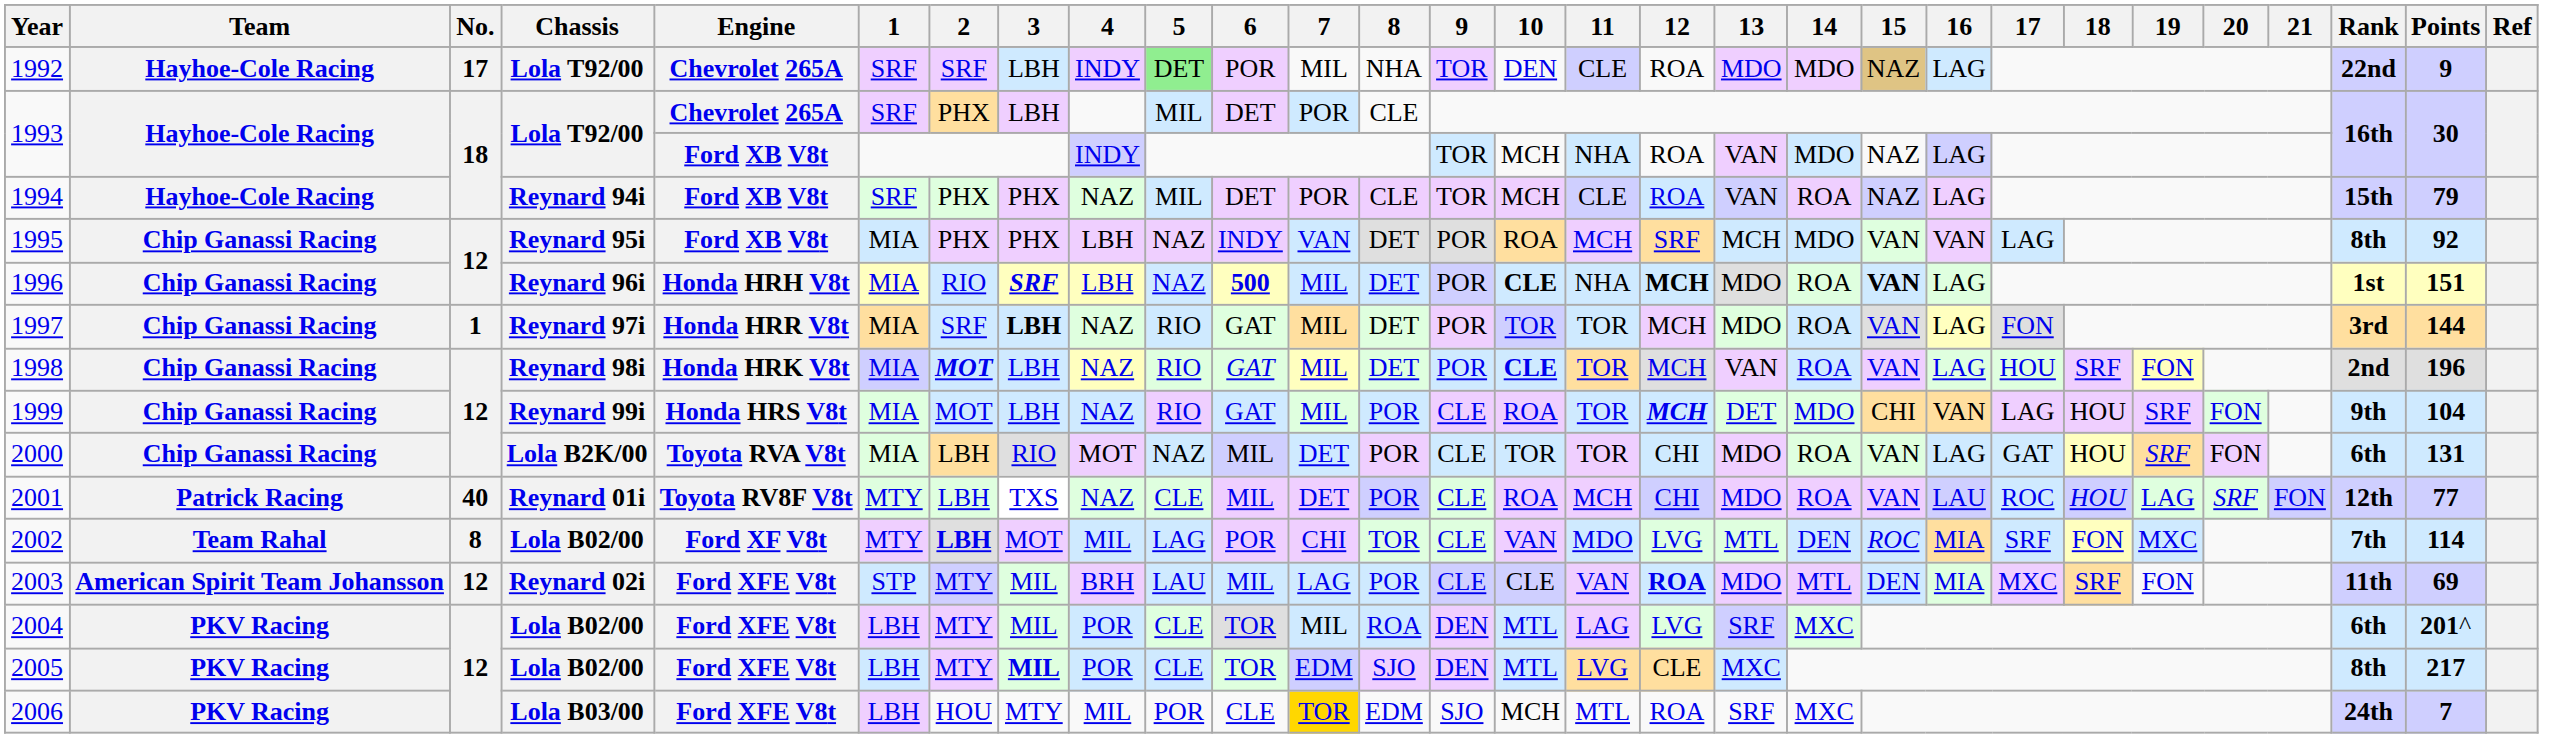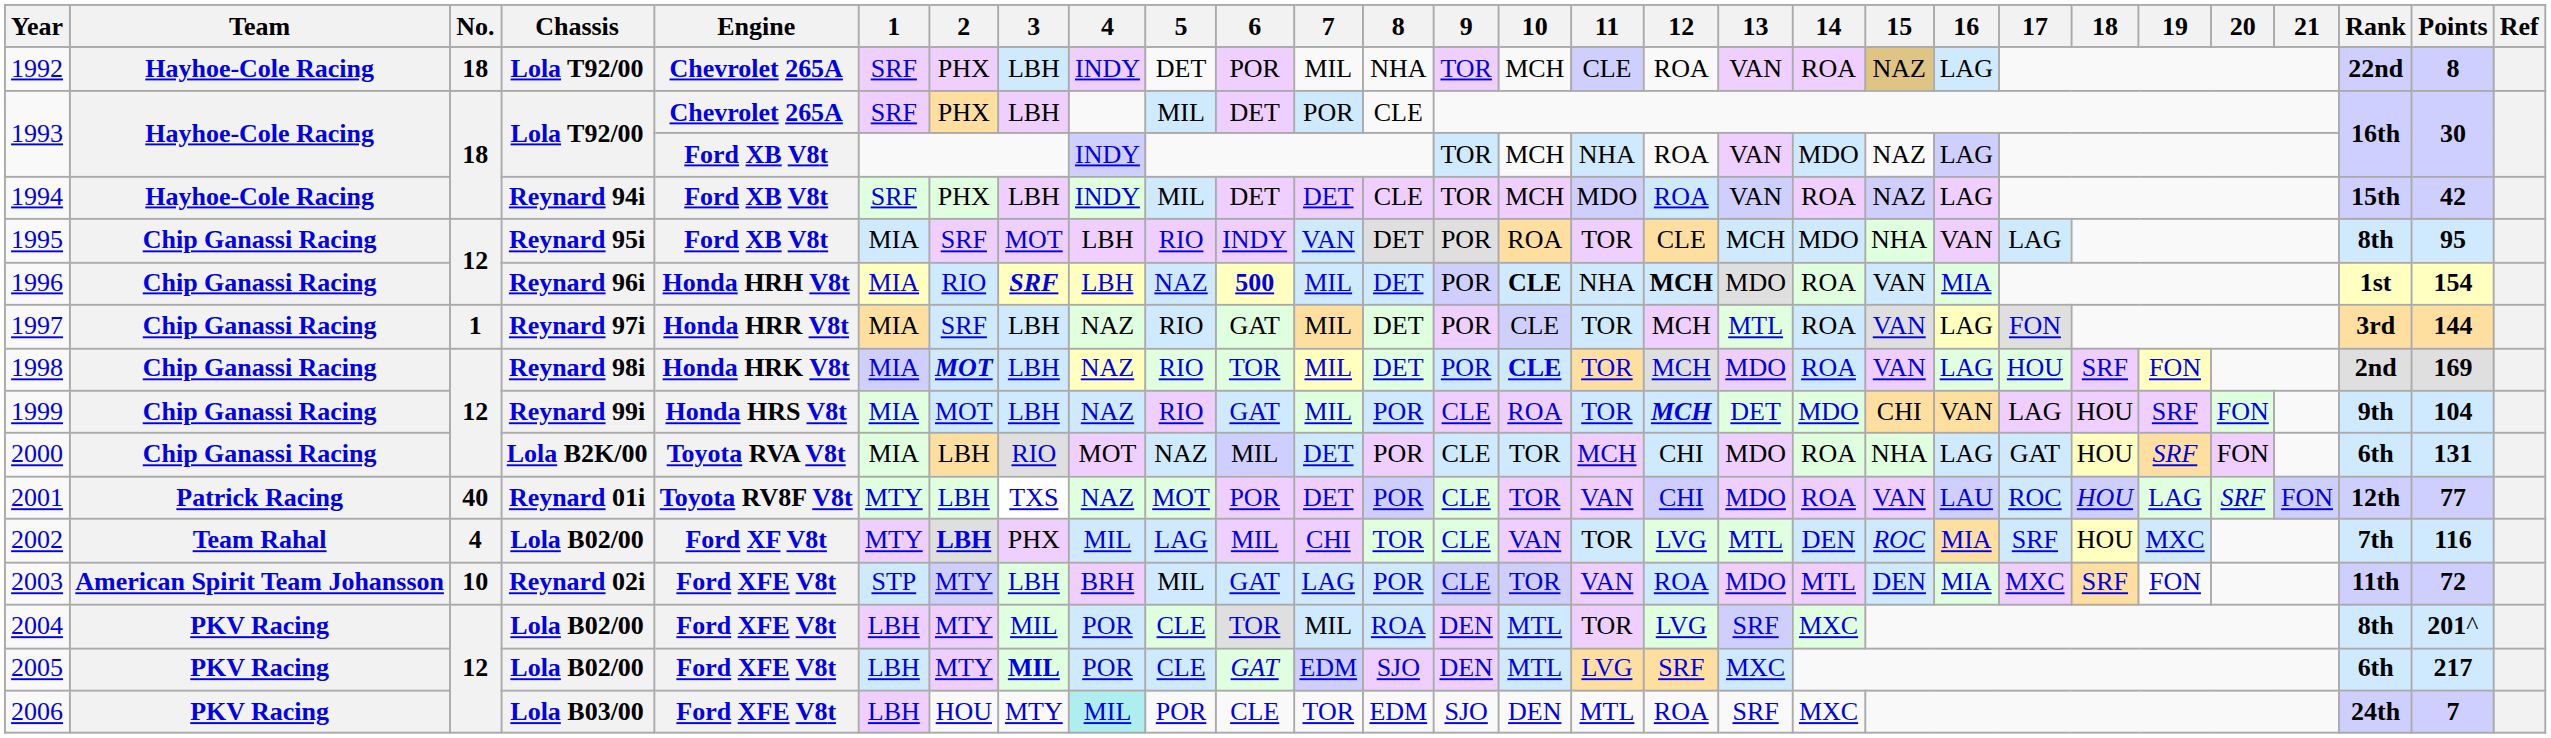(475, 68) 17 -> (475, 68) 18
(964, 68) SRF -> (964, 68) PHX
(1179, 68) lightgreen background -> (1181, 68) no background
(1530, 68) DEN -> (1535, 68) MCH
(1751, 68) MDO -> (1756, 68) VAN
(1824, 68) MDO -> (1829, 68) ROA
(2446, 68) 9 -> (2453, 68) 8
(1034, 196) PHX -> (1034, 196) LBH
(1107, 196) NAZ -> (1107, 196) INDY
(1324, 196) POR -> (1328, 196) DET
(1603, 196) CLE -> (1607, 196) MDO
(2446, 196) 79 -> (2453, 196) 42
(964, 239) PHX -> (964, 239) SRF
(1034, 239) PHX -> (1034, 239) MOT
(1179, 239) NAZ -> (1181, 239) RIO
(1603, 239) MCH -> (1607, 239) TOR
(1677, 239) SRF -> (1681, 239) CLE
(1893, 239) VAN -> (1899, 239) NHA
(2446, 239) 92 -> (2453, 239) 95
(1893, 282) bold -> (1899, 282) normal
(1959, 282) LAG -> (1966, 282) MIA
(2446, 282) 151 -> (2453, 282) 154
(1034, 325) bold -> (1034, 325) normal
(1530, 325) TOR -> (1535, 325) CLE
(1751, 325) MDO -> (1756, 325) MTL
(1250, 368) GAT -> (1255, 368) TOR
(1751, 368) VAN -> (1756, 368) MDO
(2446, 368) 196 -> (2453, 368) 169
(1603, 454) TOR -> (1607, 454) MCH
(1893, 454) VAN -> (1899, 454) NHA
(1179, 496) CLE -> (1181, 496) MOT
(1250, 496) MIL -> (1255, 496) POR
(1530, 496) ROA -> (1535, 496) TOR
(1603, 496) MCH -> (1607, 496) VAN
(475, 539) 8 -> (475, 539) 4
(1034, 539) MOT -> (1034, 539) PHX
(1250, 539) POR -> (1255, 539) MIL
(1603, 539) MDO -> (1607, 539) TOR
(2098, 539) FON -> (2105, 539) HOU
(2446, 539) 114 -> (2453, 539) 116
(475, 582) 12 -> (475, 582) 10
(1034, 582) MIL -> (1034, 582) LBH
(1179, 582) LAU -> (1181, 582) MIL
(1250, 582) MIL -> (1255, 582) GAT
(1530, 582) CLE -> (1535, 582) TOR
(1677, 582) bold -> (1681, 582) normal
(2446, 582) 69 -> (2453, 582) 72
(1603, 625) LAG -> (1607, 625) TOR
(2368, 625) 6th -> (2376, 625) 8th
(1250, 668) TOR -> (1255, 668) GAT
(1677, 668) CLE -> (1681, 668) SRF
(2368, 668) 8th -> (2376, 668) 6th
(1107, 711) no background -> (1107, 711) paleturquoise background
(1324, 711) gold background -> (1328, 711) no background
(1530, 711) MCH -> (1535, 711) DEN
